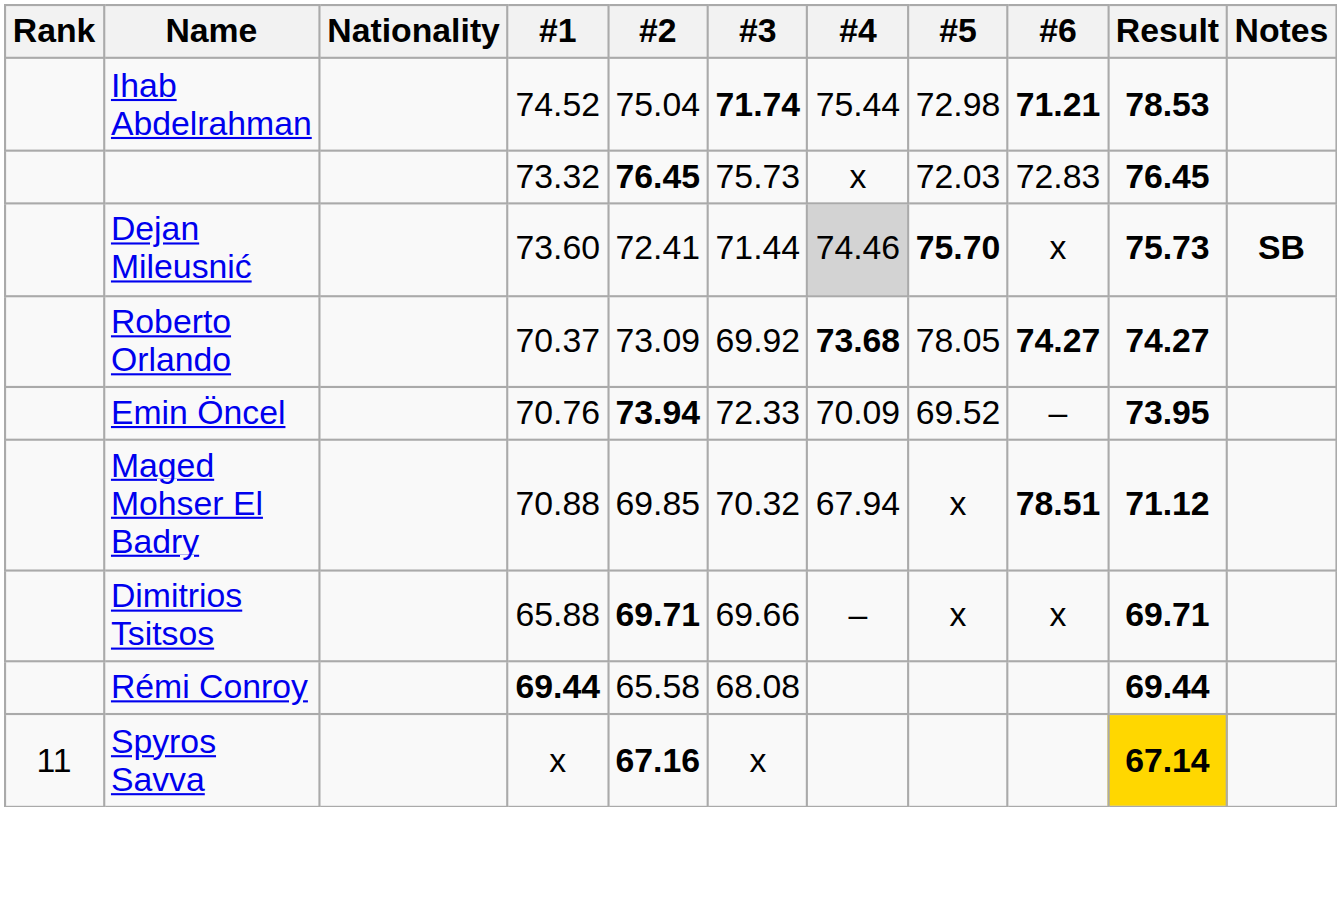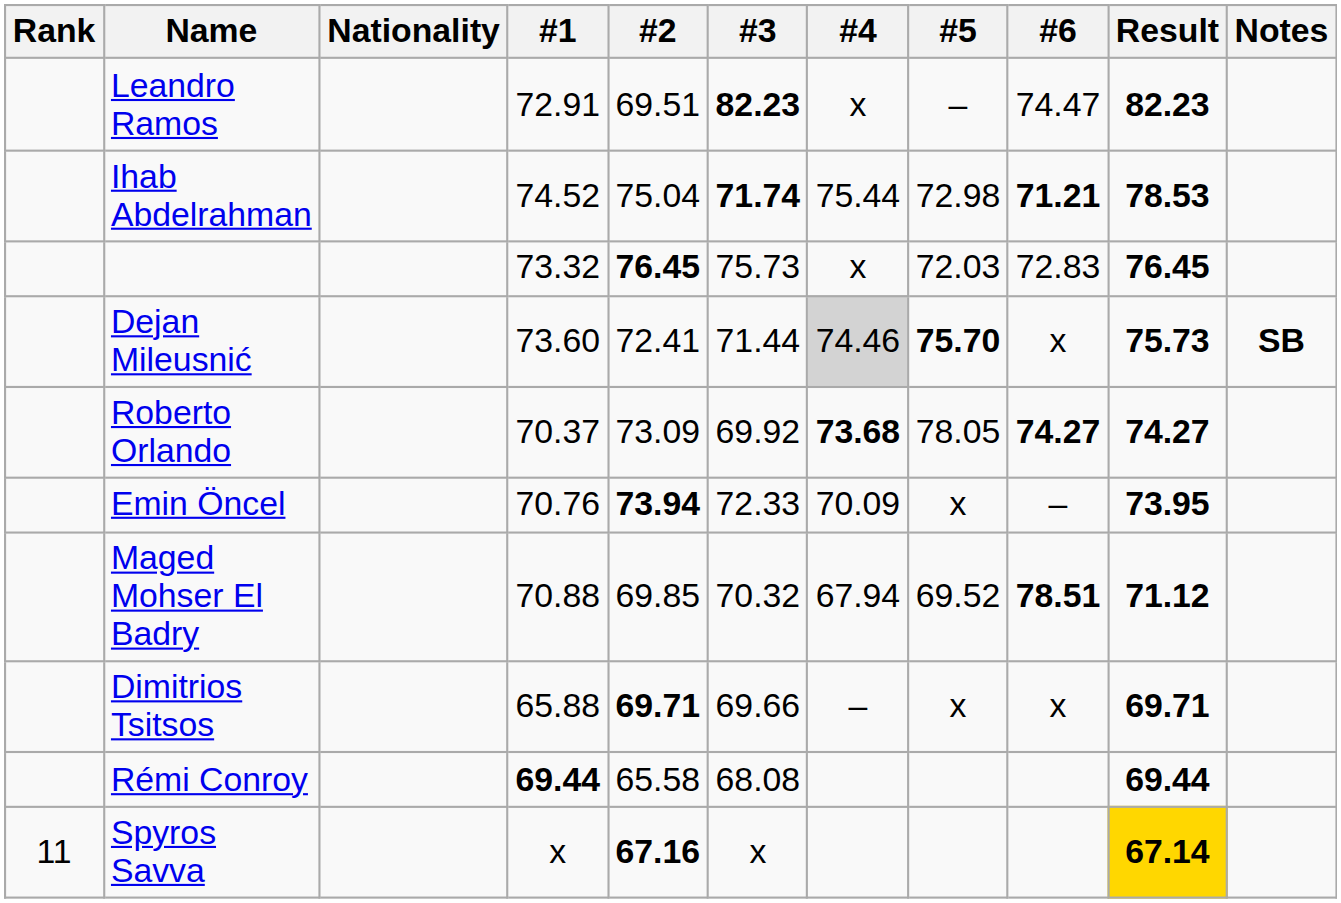+ row: (173, 103)
(958, 412) 69.52 -> (958, 504) x
(958, 504) x -> (958, 595) 69.52
